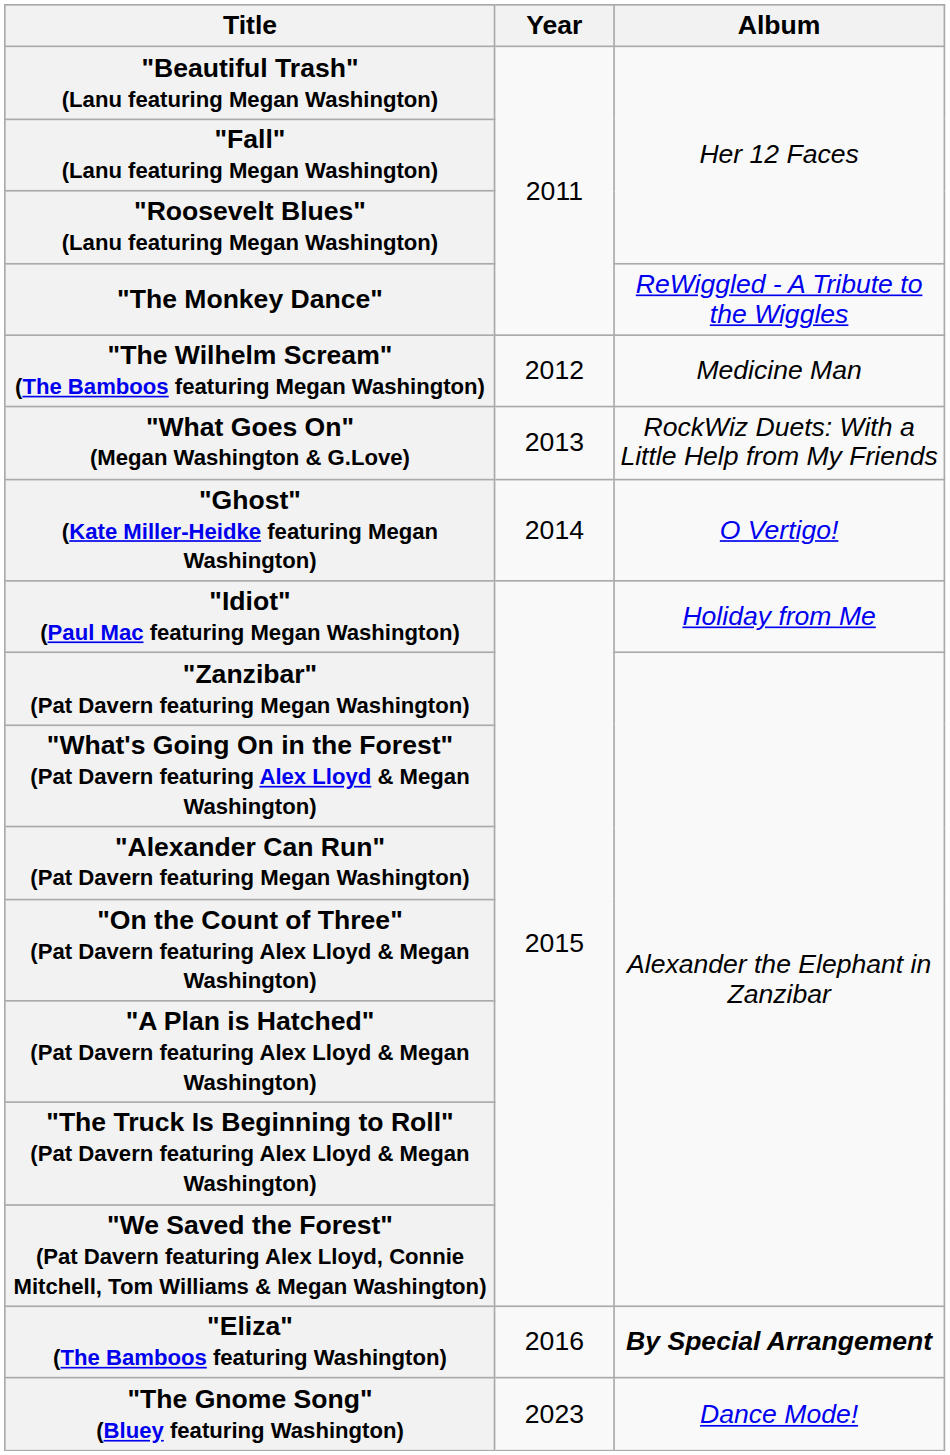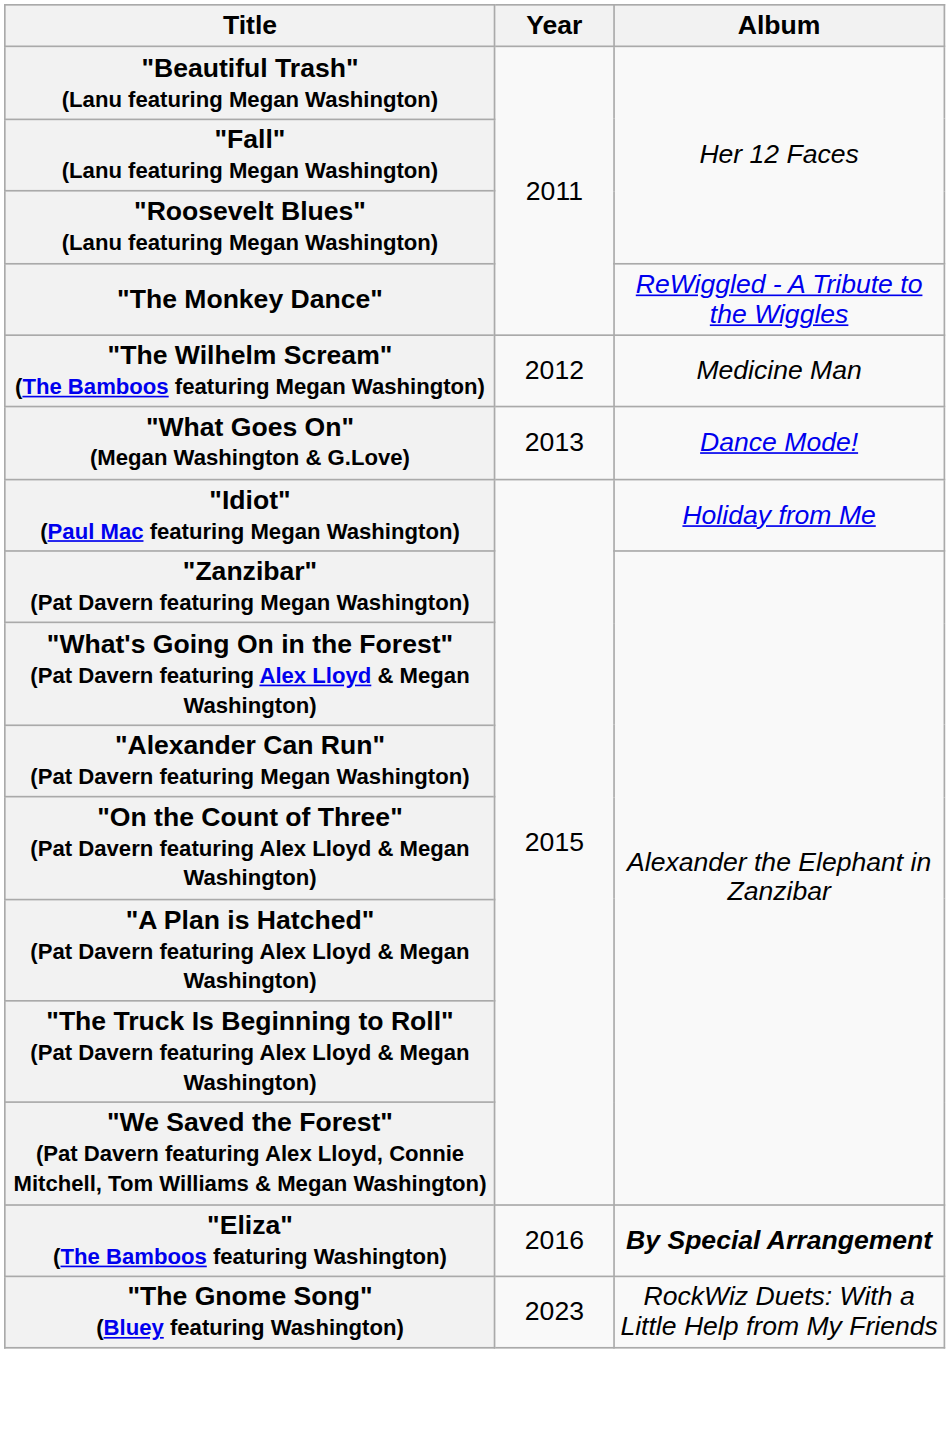(779, 442) RockWiz Duets: With a Little Help from My Friends -> (779, 442) Dance Mode!
- row: (250, 529)
(779, 1413) Dance Mode! -> (779, 1312) RockWiz Duets: With a Little Help from My Friends
